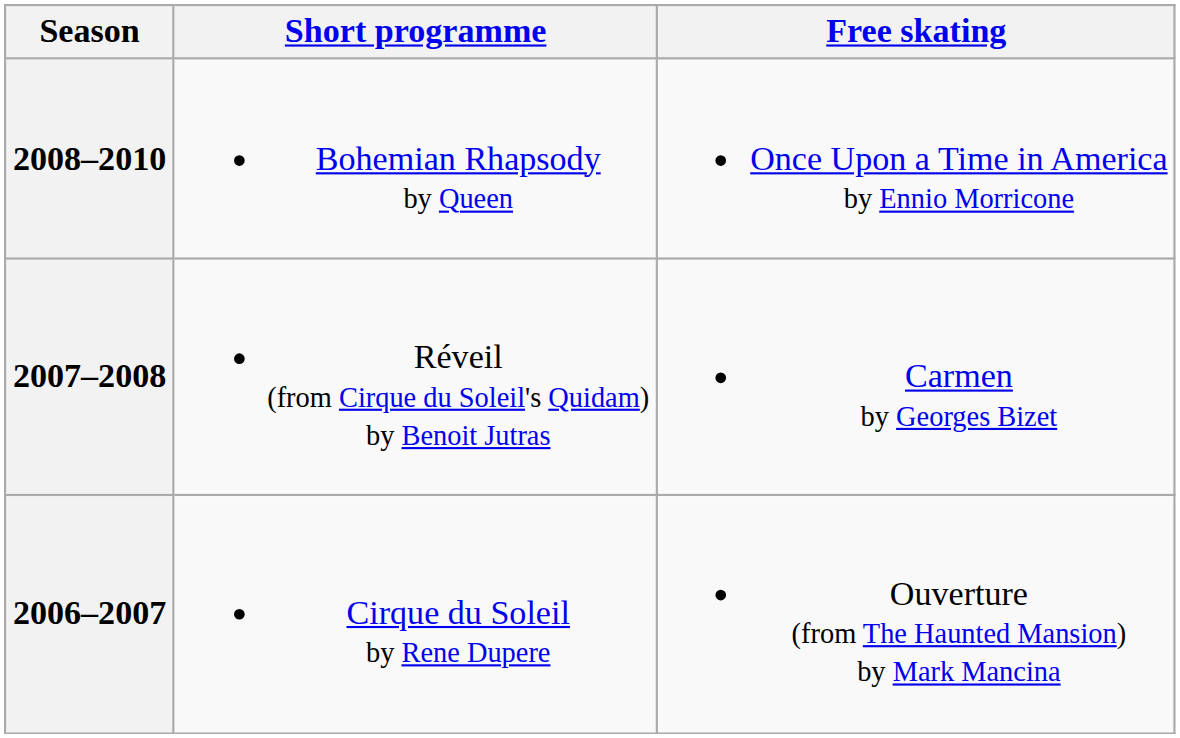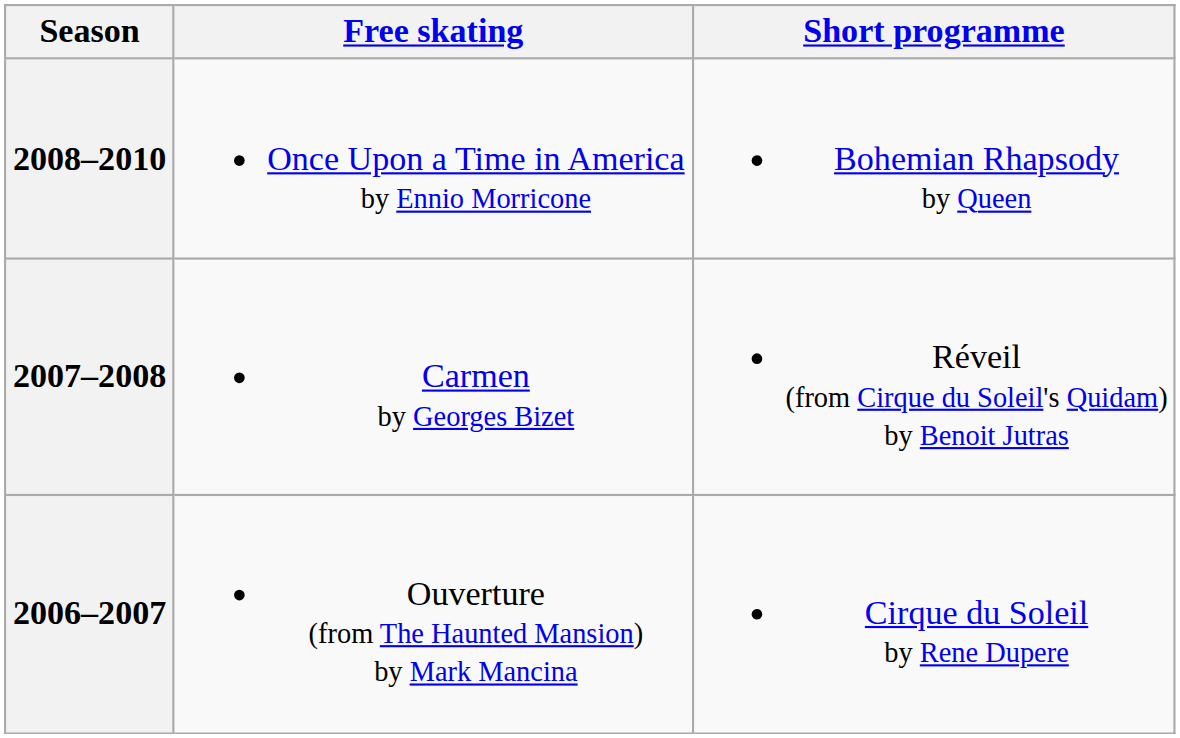columns swapped: (416, 31) <-> (916, 31)
